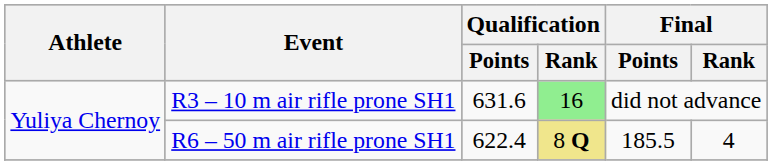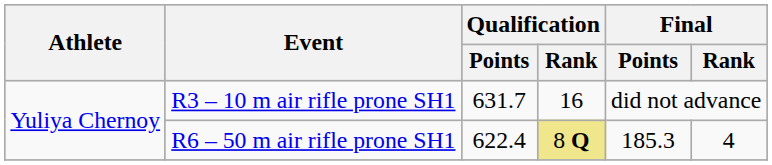(499, 100) 631.6 -> (499, 100) 631.7
(571, 100) lightgreen background -> (571, 100) no background
(648, 139) 185.5 -> (648, 139) 185.3
